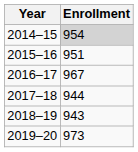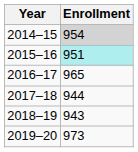(74, 55) no background -> (74, 55) paleturquoise background
(74, 75) 967 -> (74, 75) 965
